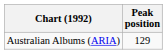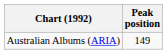(142, 40) 129 -> (142, 40) 149
